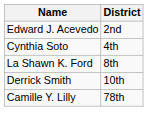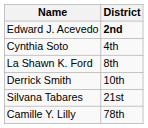(112, 30) normal -> (113, 30) bold
+ row: (45, 98)
